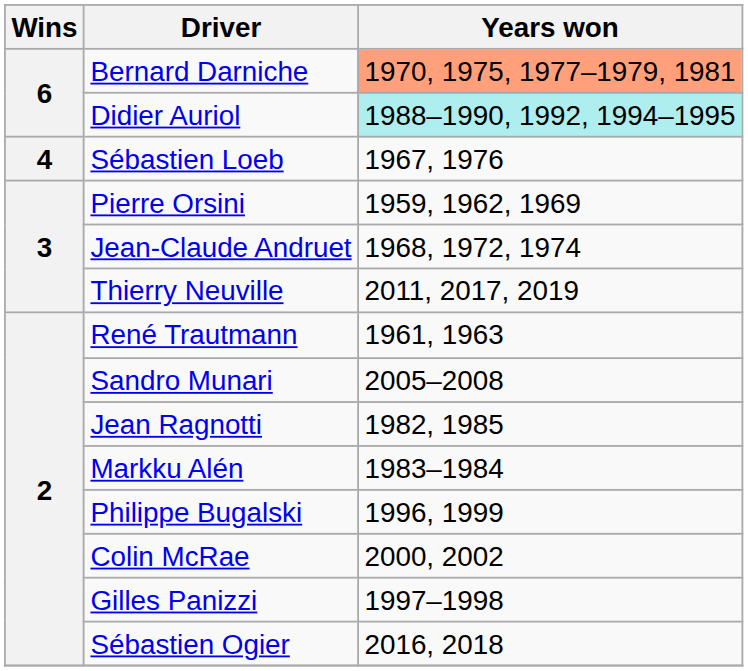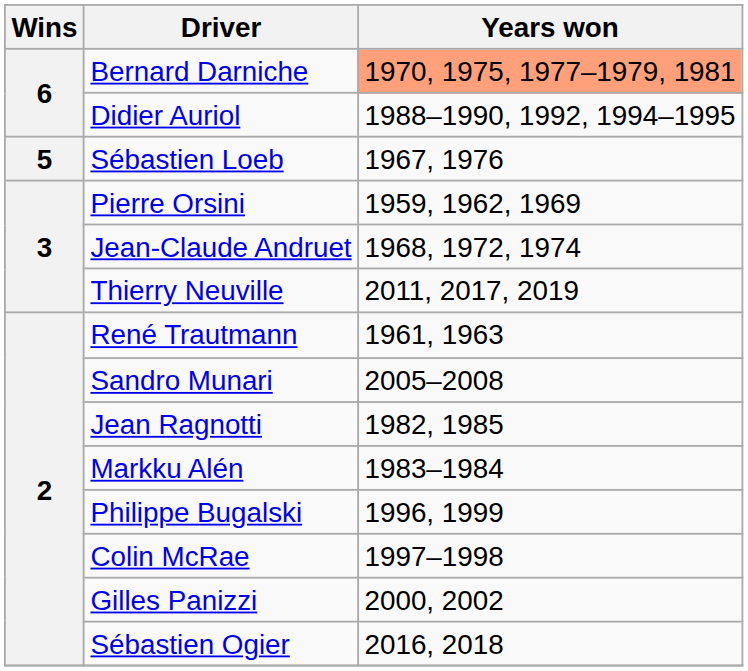(550, 115) paleturquoise background -> (550, 115) no background
(44, 159) 4 -> (44, 159) 5
(434, 556) 2000, 2002 -> (434, 556) 1997–1998
(434, 600) 1997–1998 -> (434, 600) 2000, 2002
